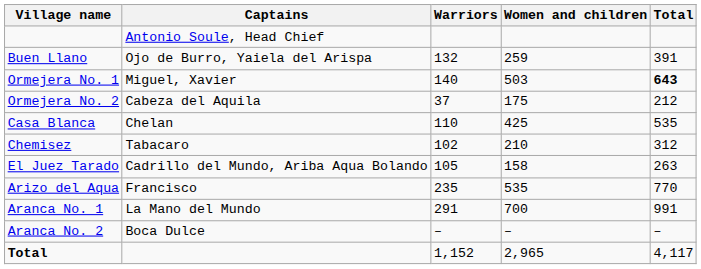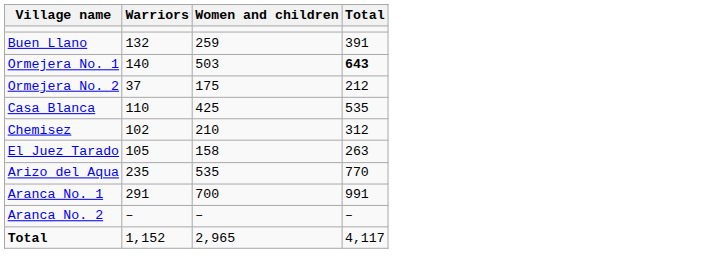- column: (277, 15)
